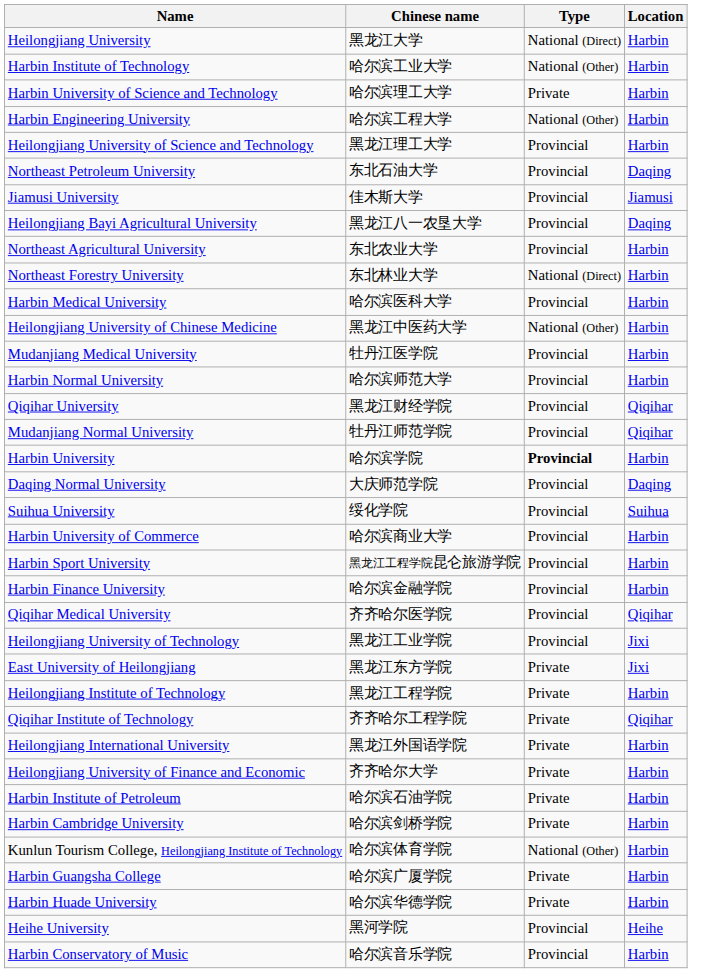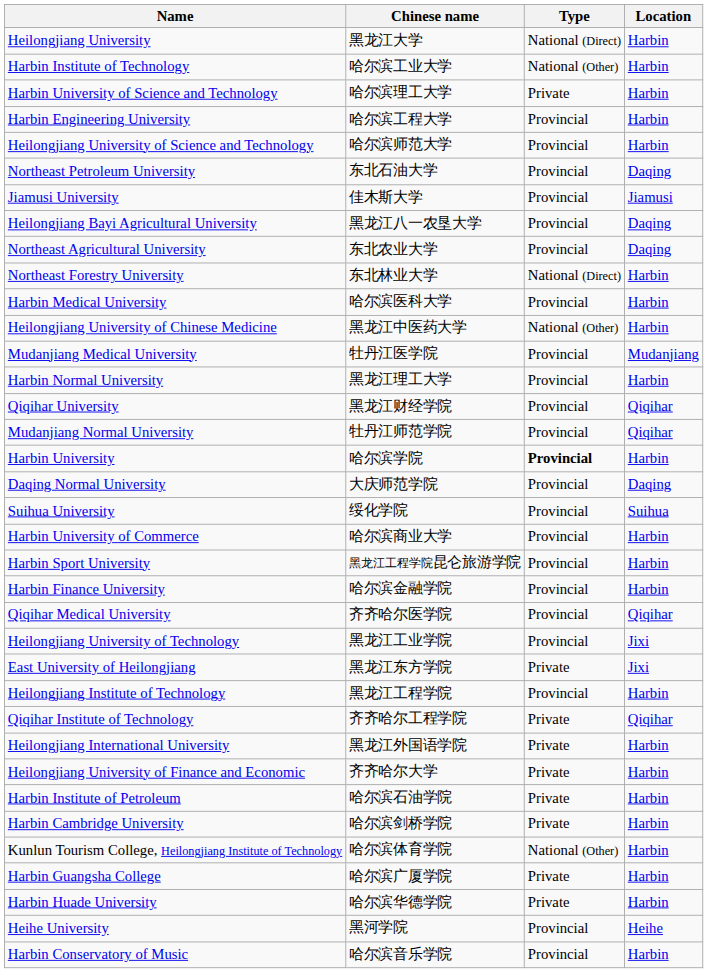(573, 119) National (Other) -> (558, 119) Provincial
(401, 144) 黑龙江理工大学 -> (401, 144) 哈尔滨师范大学
(648, 249) Harbin -> (649, 249) Daqing
(648, 354) Harbin -> (663, 354) Mudanjiang
(401, 379) 哈尔滨师范大学 -> (401, 379) 黑龙江理工大学
(549, 693) Private -> (558, 693) Provincial
